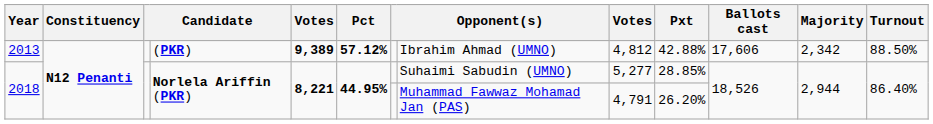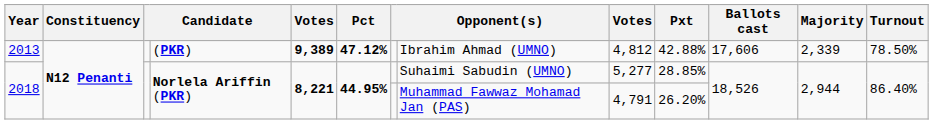(364, 51) 57.12% -> (364, 51) 47.12%
(820, 51) 2,342 -> (820, 51) 2,339
(893, 51) 88.50% -> (893, 51) 78.50%
